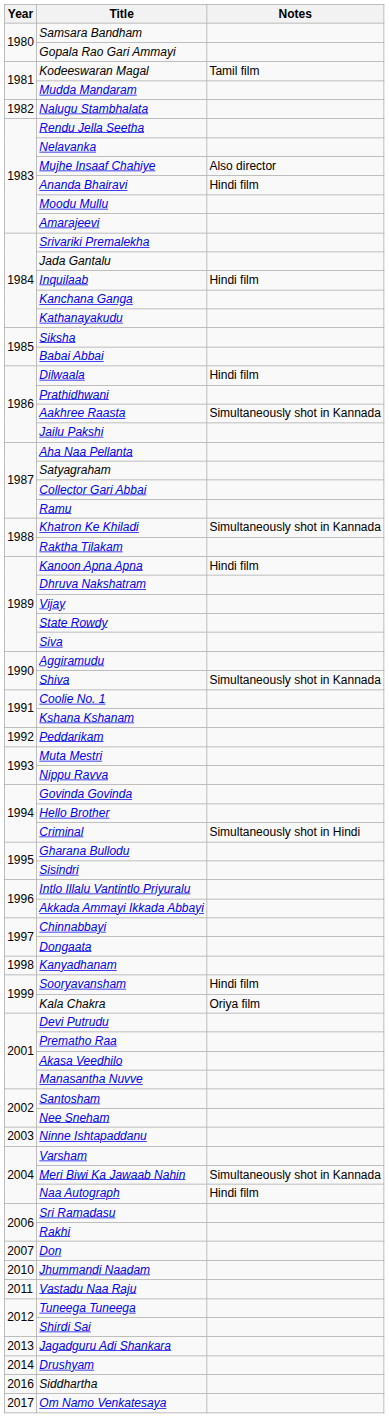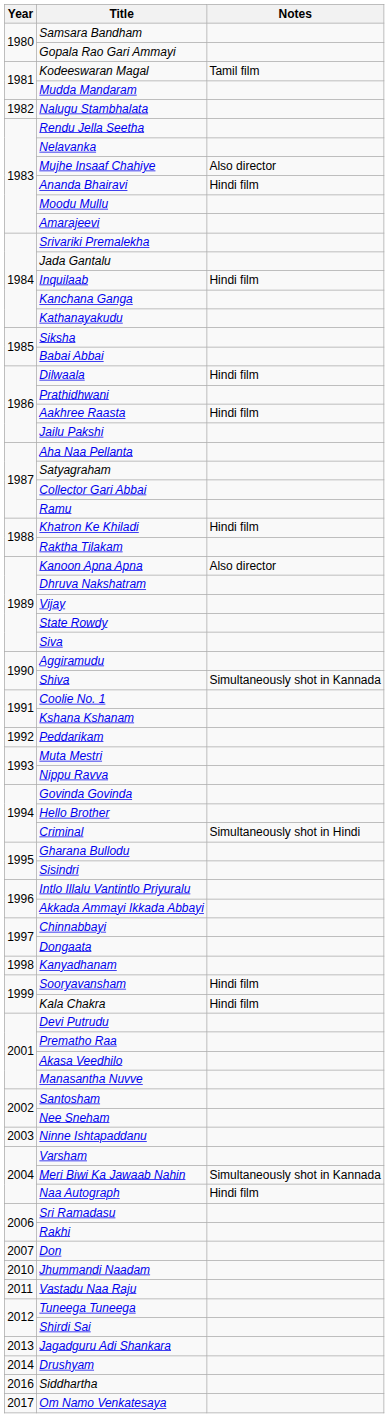(295, 413) Simultaneously shot in Kannada -> (234, 413) Hindi film
(295, 527) Simultaneously shot in Kannada -> (234, 527) Hindi film
(234, 565) Hindi film -> (243, 565) Also director
(235, 1003) Oriya film -> (234, 1003) Hindi film
